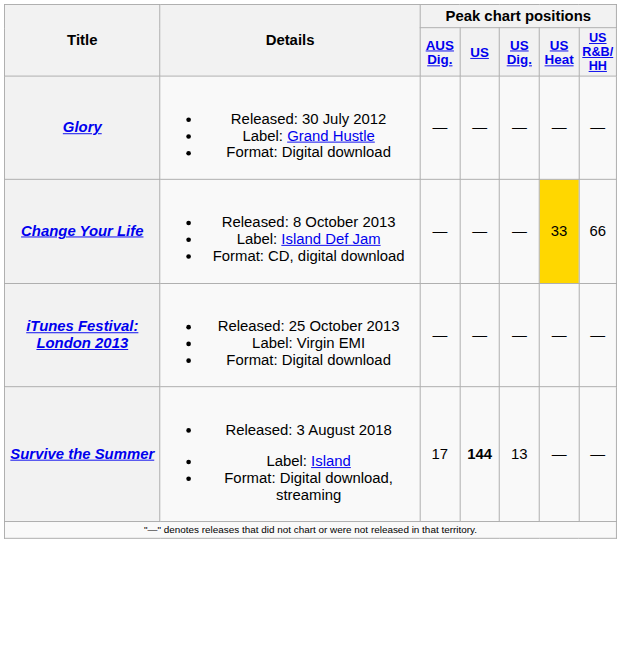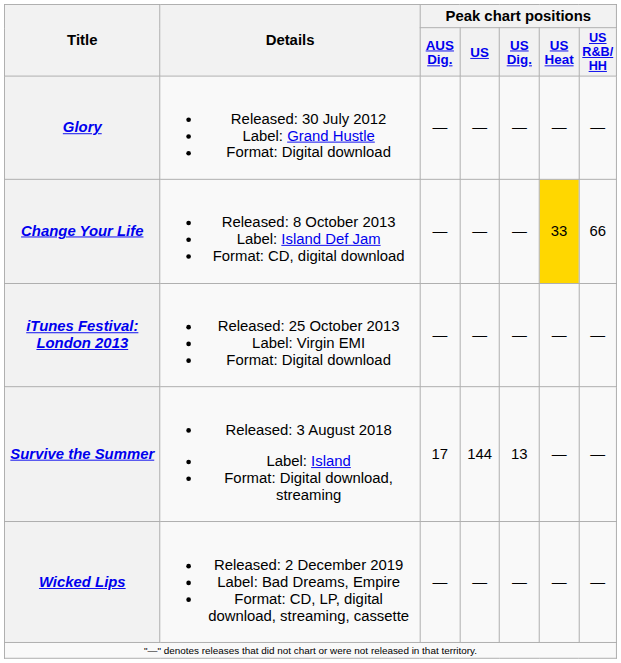(480, 454) bold -> (480, 454) normal
+ row: (82, 582)
